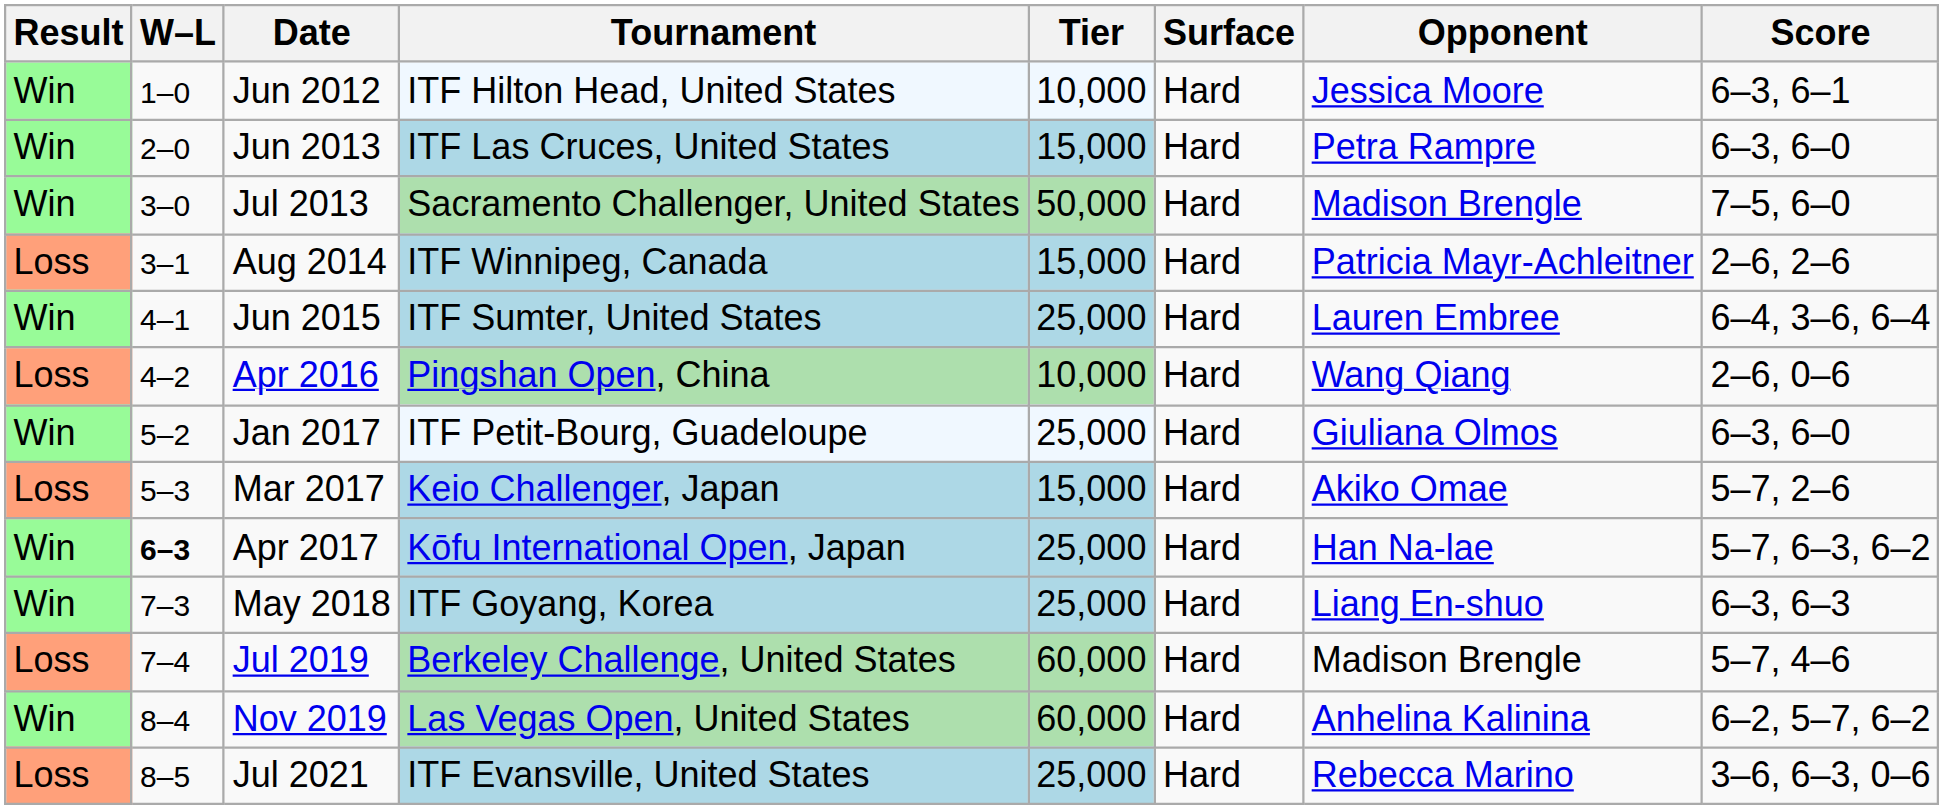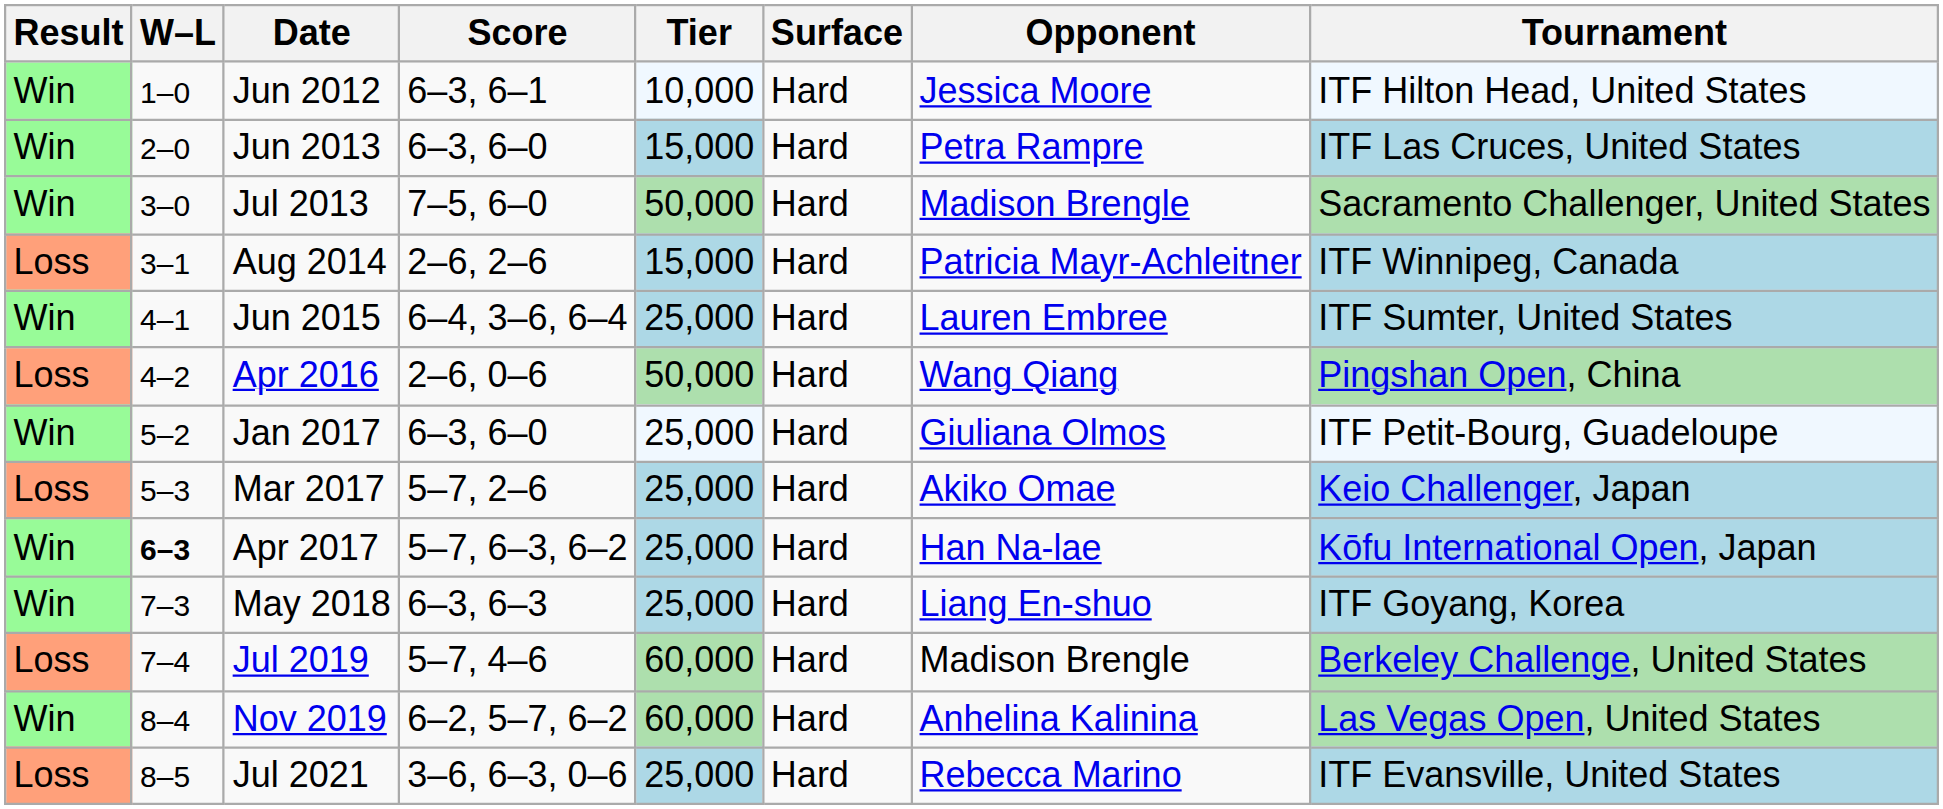columns swapped: (714, 33) <-> (1820, 33)
(1091, 375) 10,000 -> (699, 375) 50,000
(1091, 489) 15,000 -> (699, 489) 25,000
